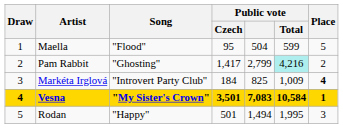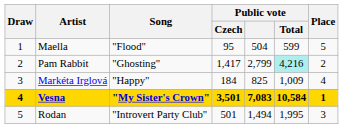(160, 81) "Introvert Party Club" -> (131, 81) "Happy"
(323, 81) bold -> (323, 81) normal
(131, 115) "Happy" -> (160, 115) "Introvert Party Club"
